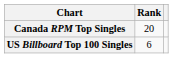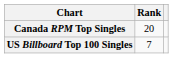(149, 45) 6 -> (149, 45) 7
